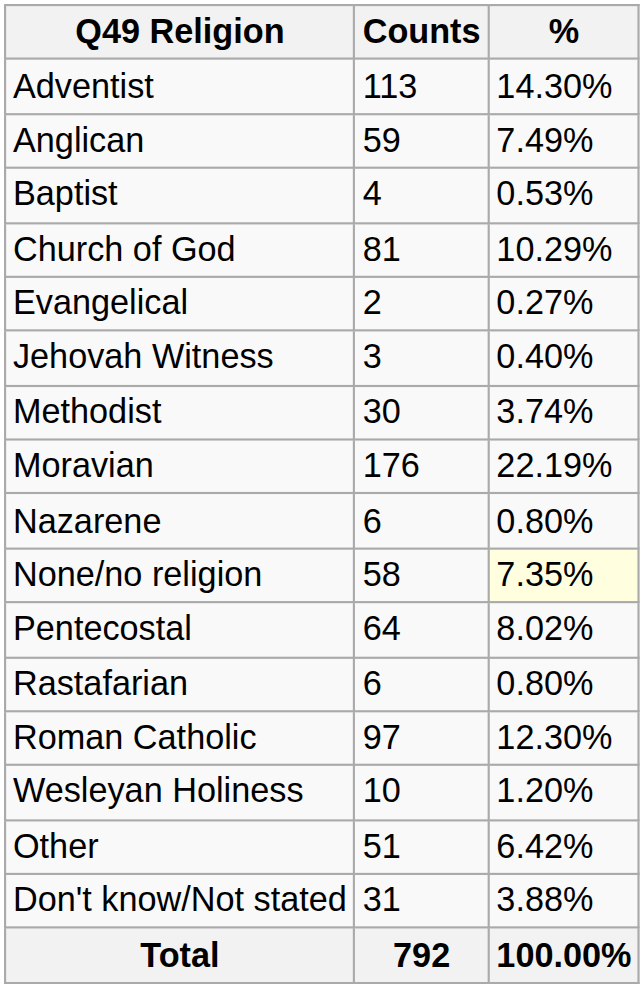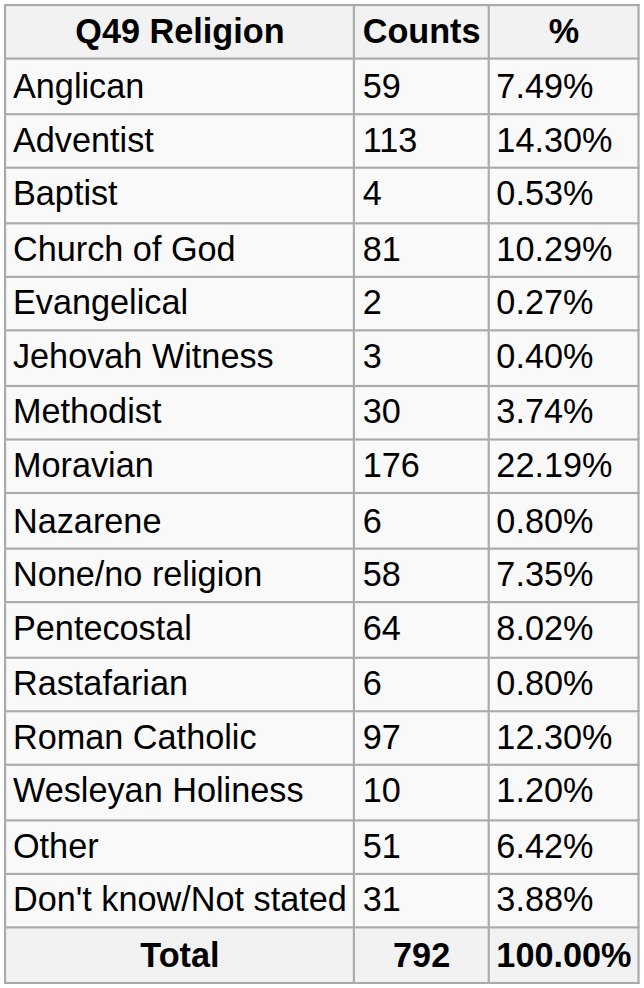rows swapped: (83, 85) <-> (79, 140)
(545, 574) lightyellow background -> (545, 574) no background
